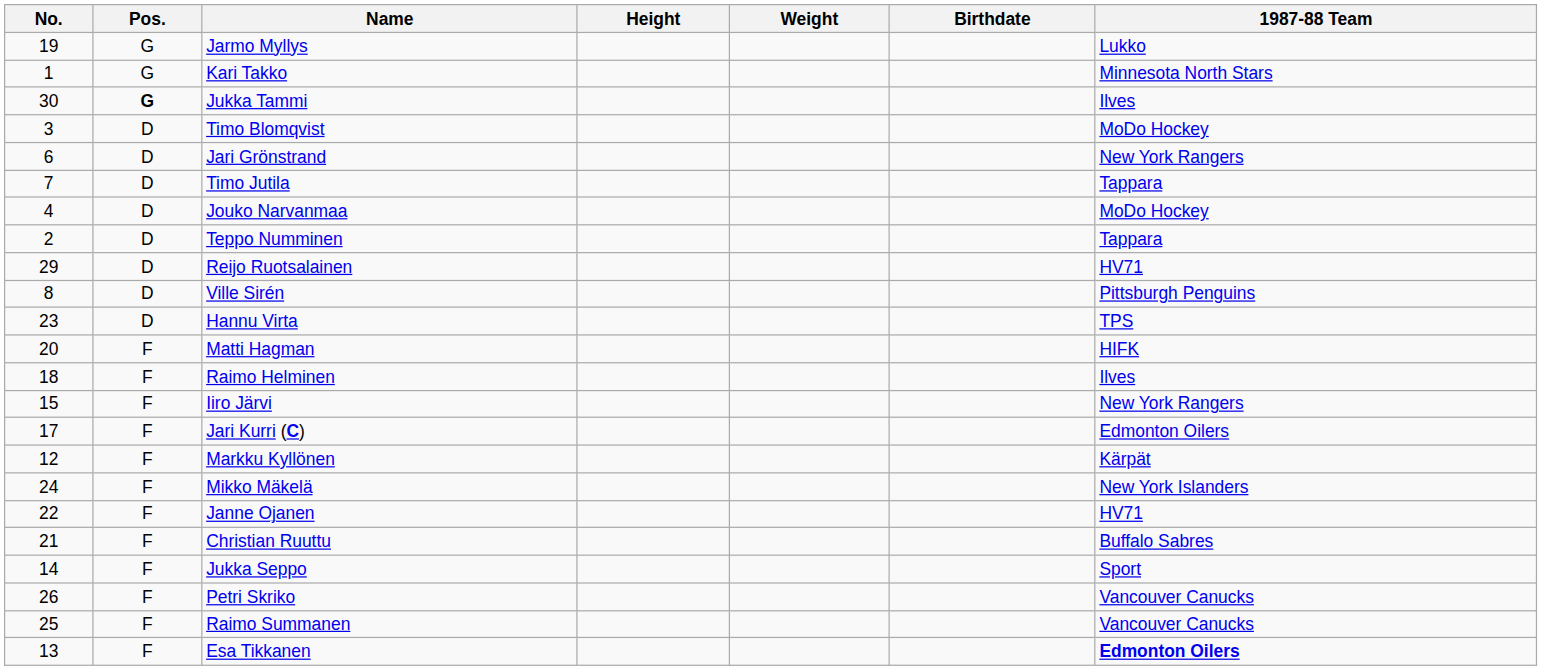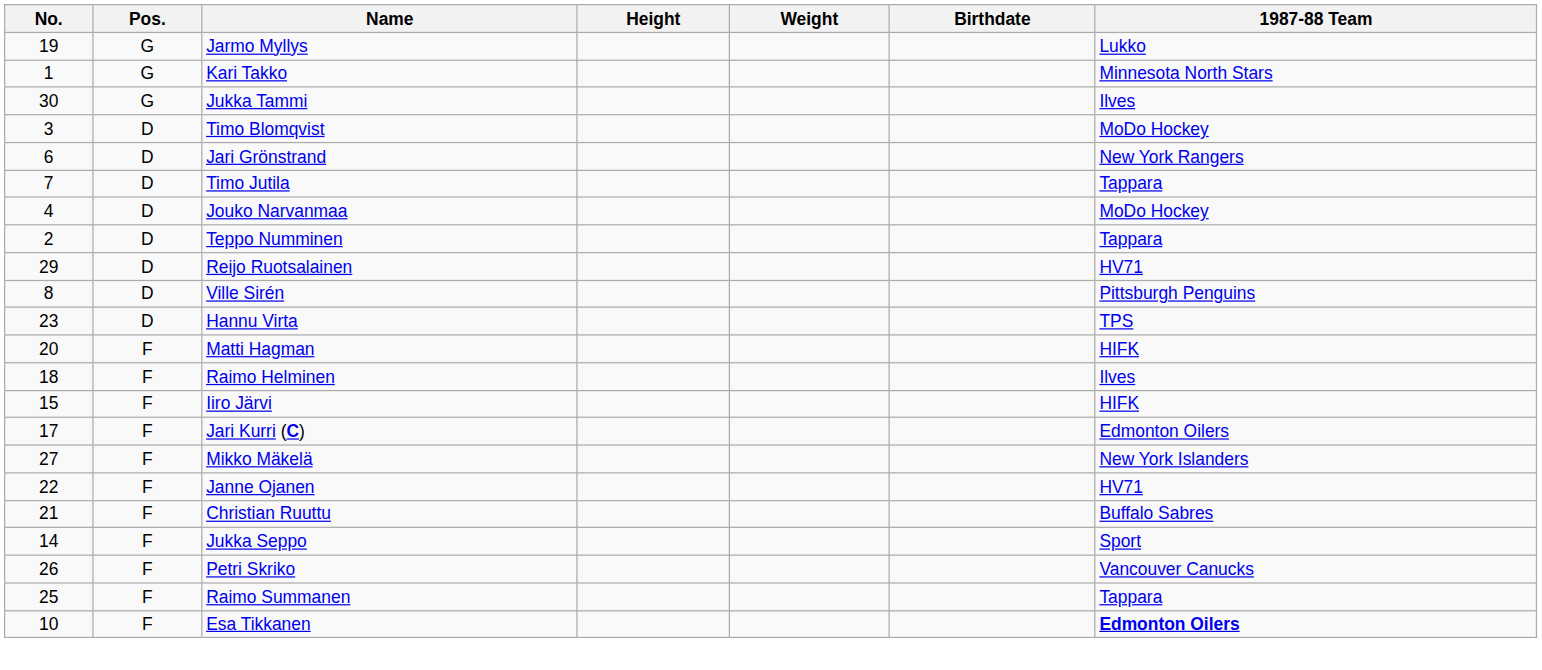(147, 101) bold -> (147, 101) normal
(1171, 404) New York Rangers -> (1119, 404) HIFK
- row: (270, 459)
(49, 487) 24 -> (49, 459) 27
(1177, 624) Vancouver Canucks -> (1131, 597) Tappara
(49, 652) 13 -> (49, 624) 10
